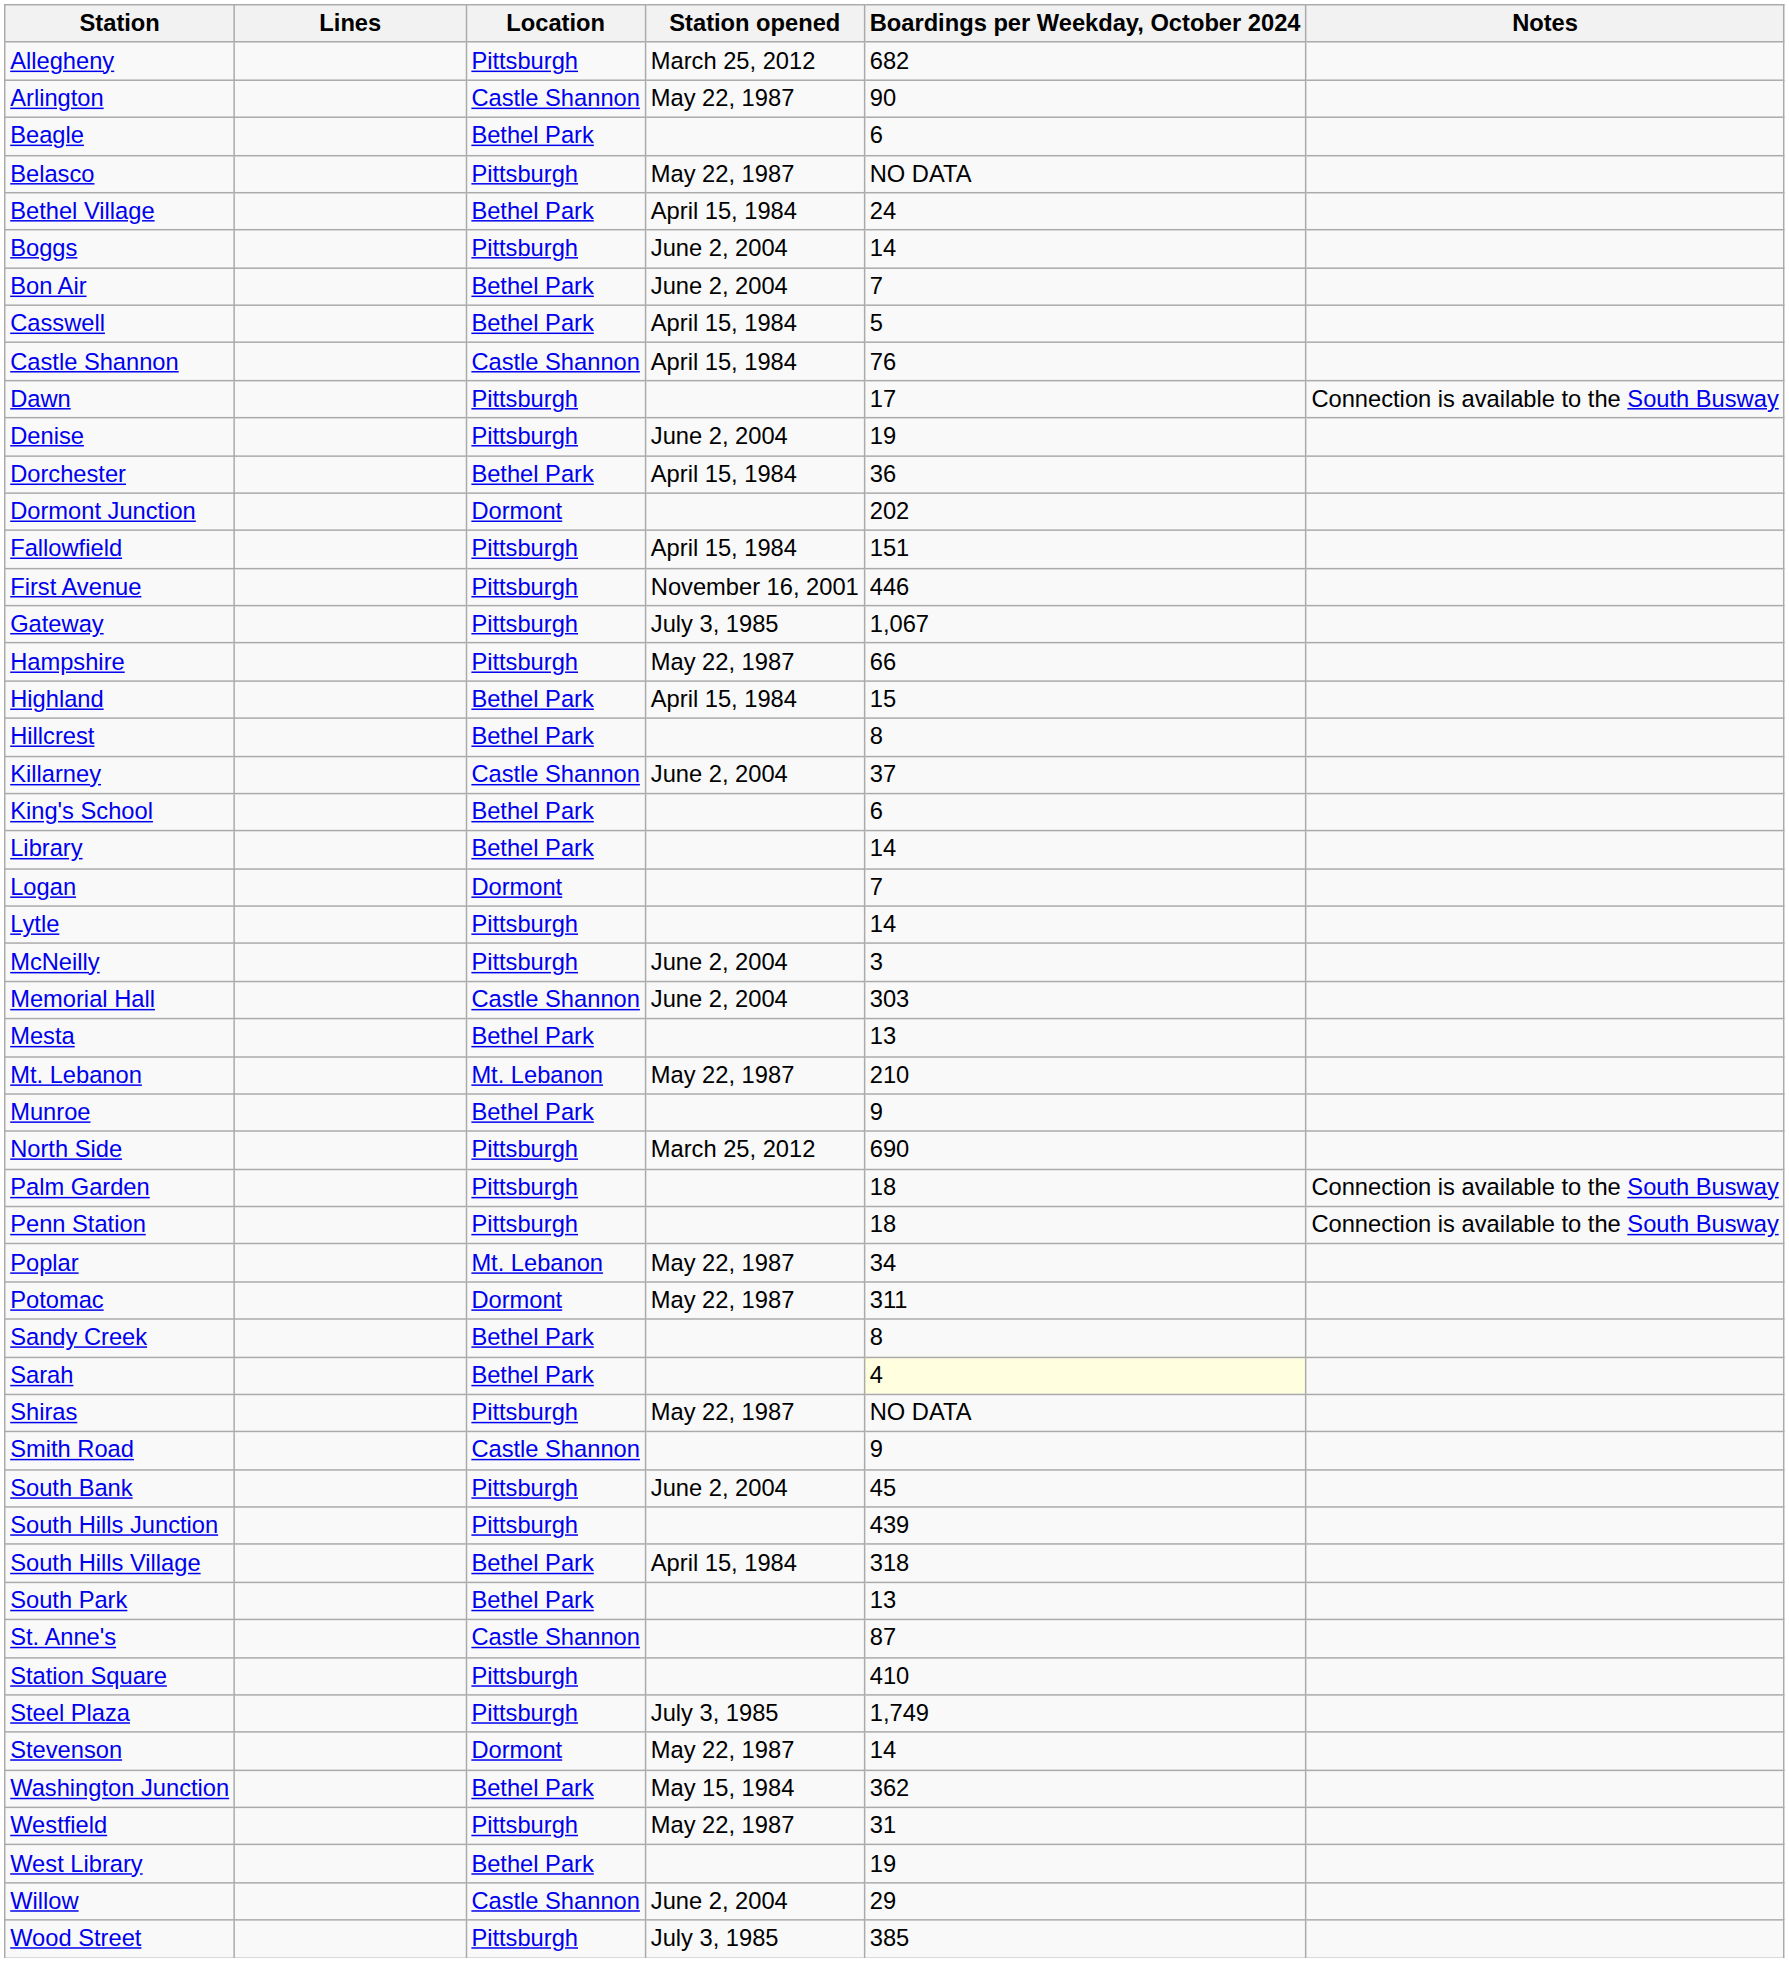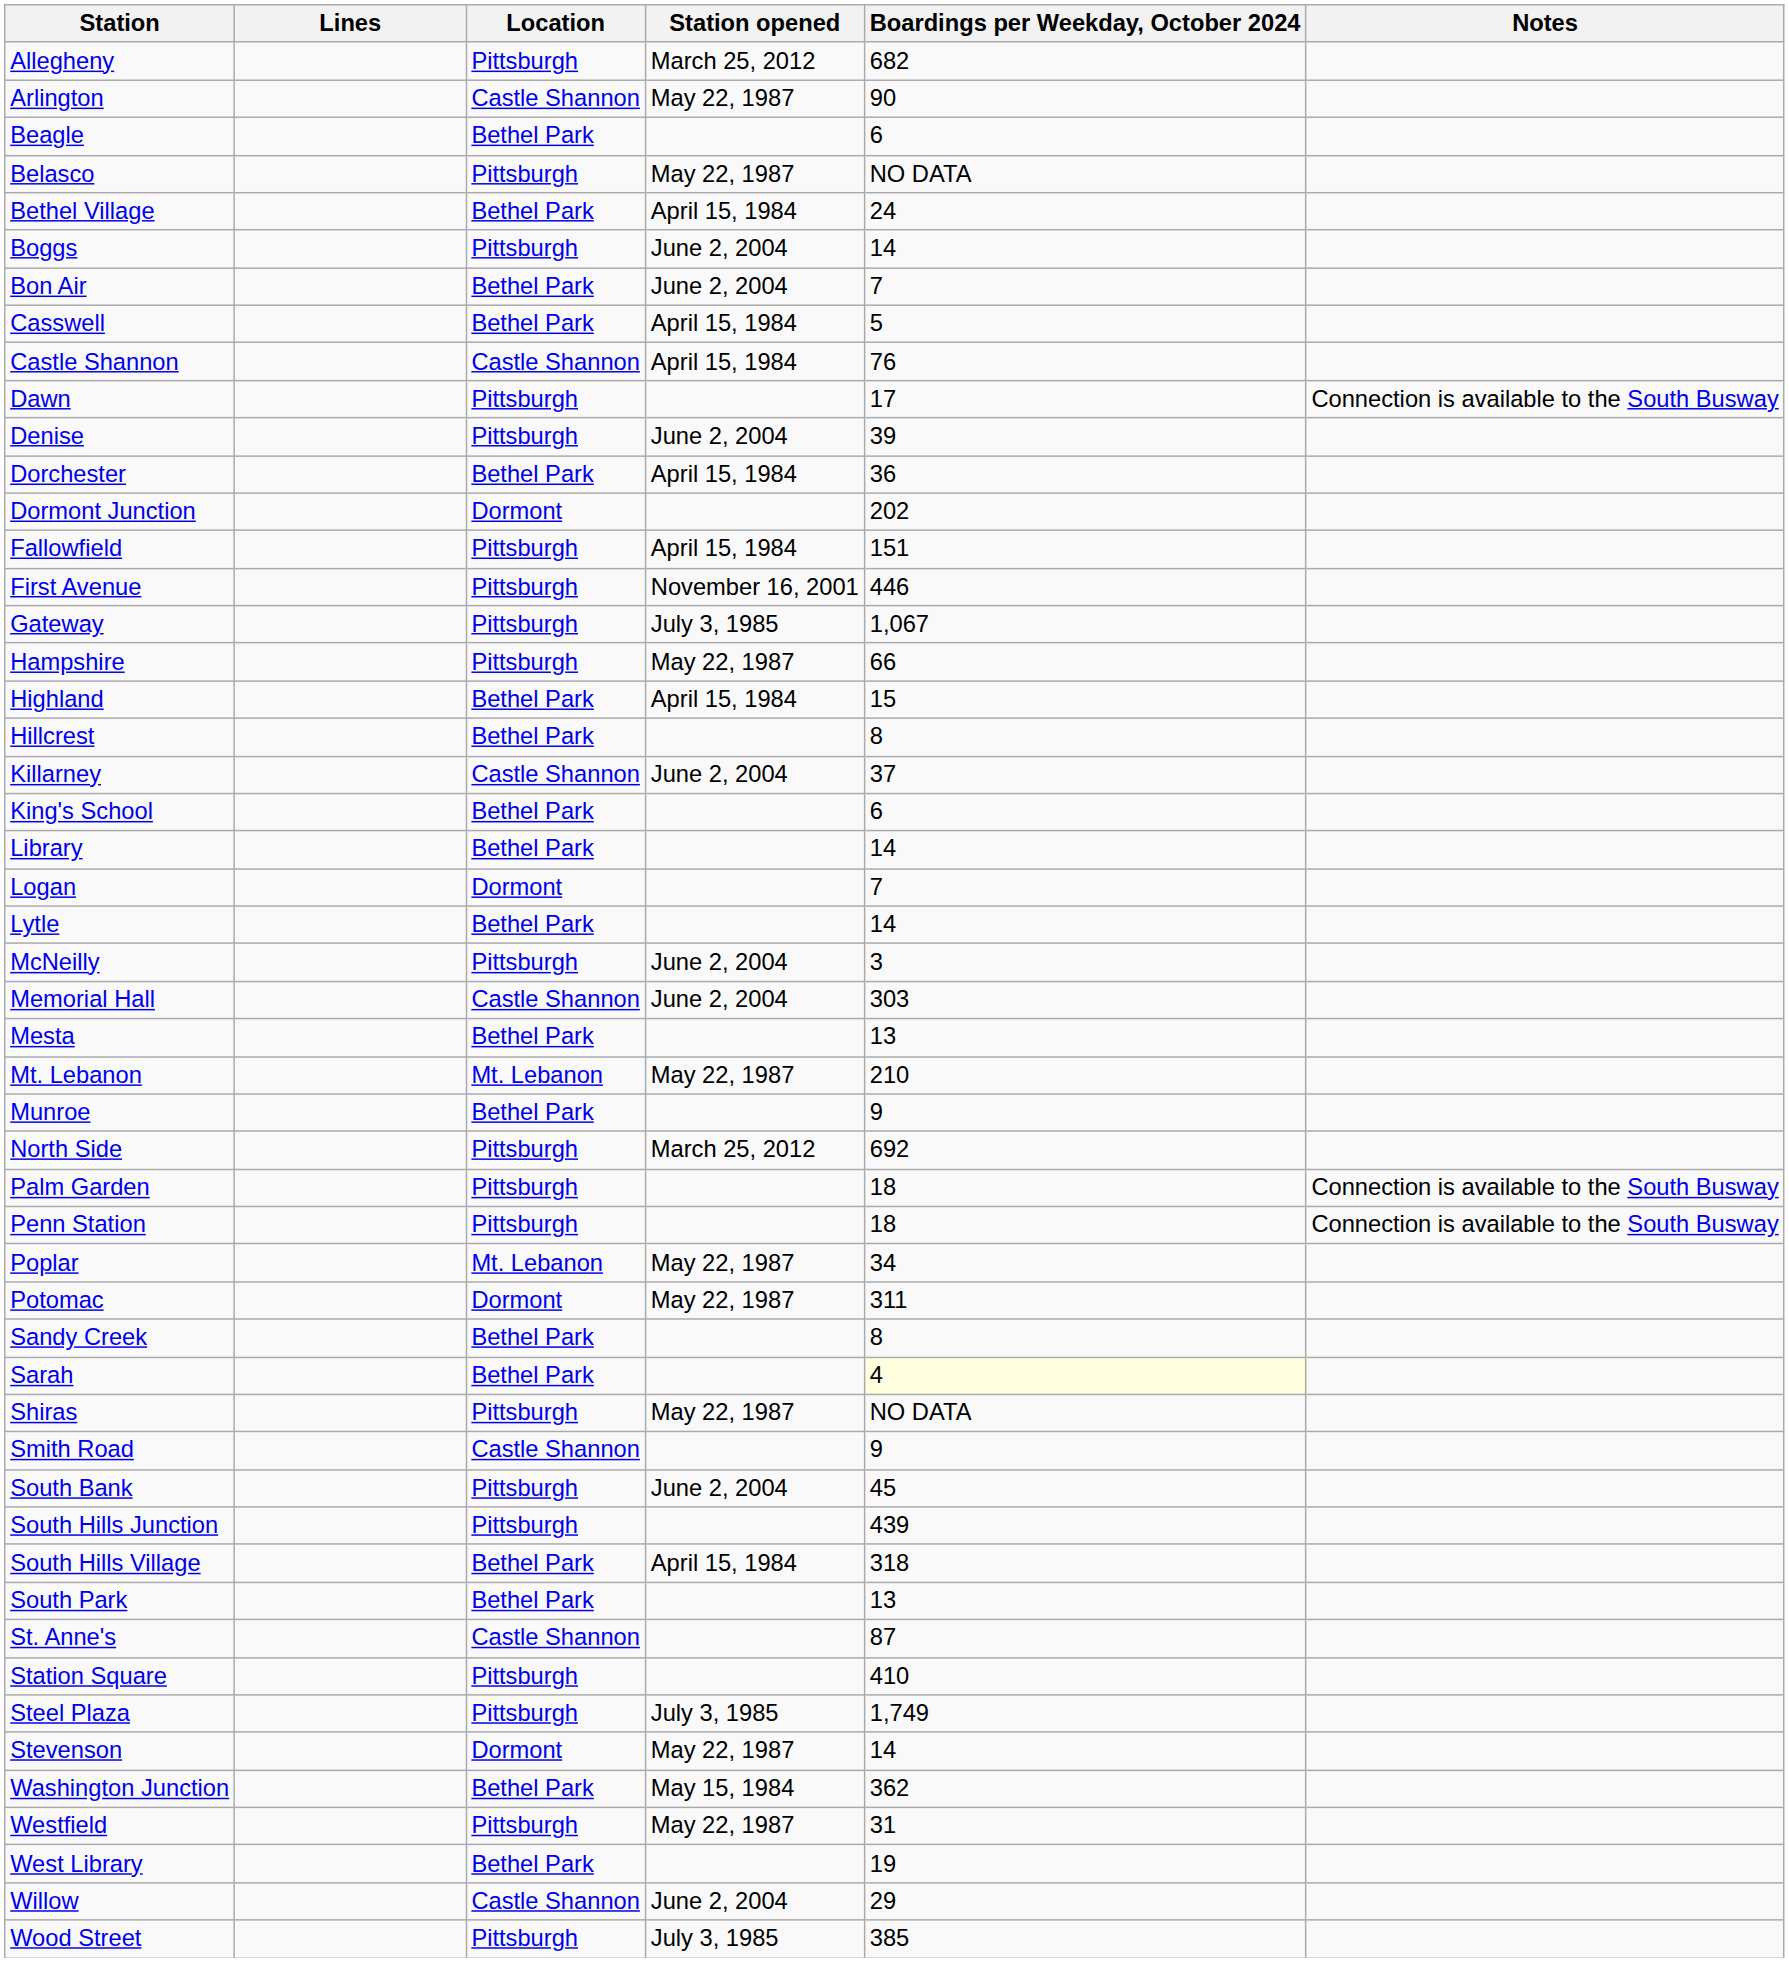(883, 436) 19 -> (883, 436) 39
(525, 924) Pittsburgh -> (533, 924) Bethel Park
(889, 1149) 690 -> (889, 1149) 692
